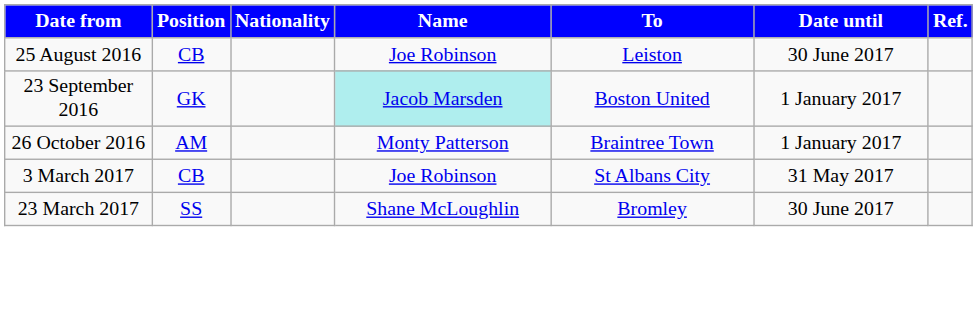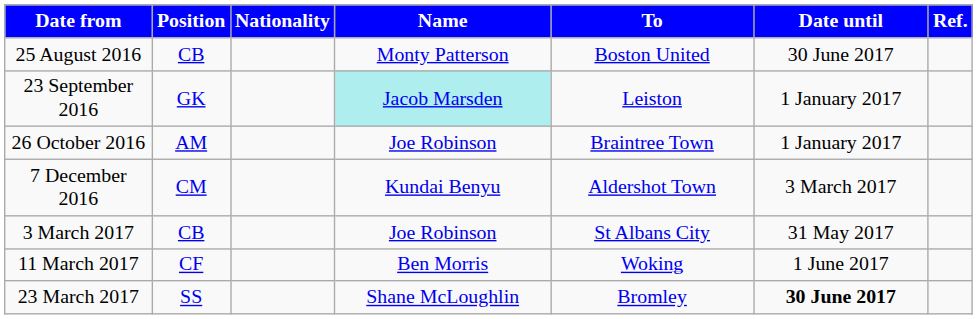(443, 54) Joe Robinson -> (443, 54) Monty Patterson
(652, 54) Leiston -> (652, 54) Boston United
(652, 98) Boston United -> (652, 98) Leiston
(443, 143) Monty Patterson -> (443, 143) Joe Robinson
+ row: (78, 187)
+ row: (78, 264)
(841, 208) normal -> (841, 297) bold
